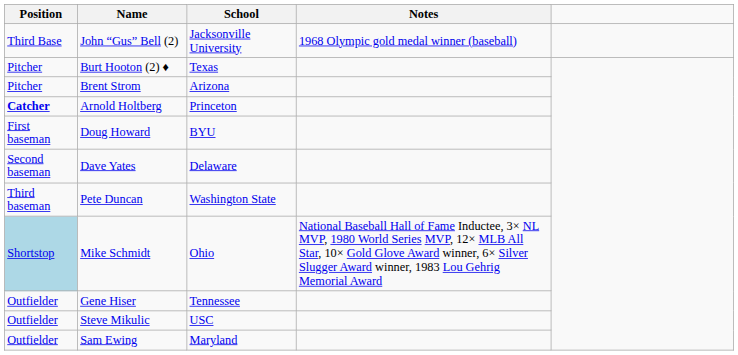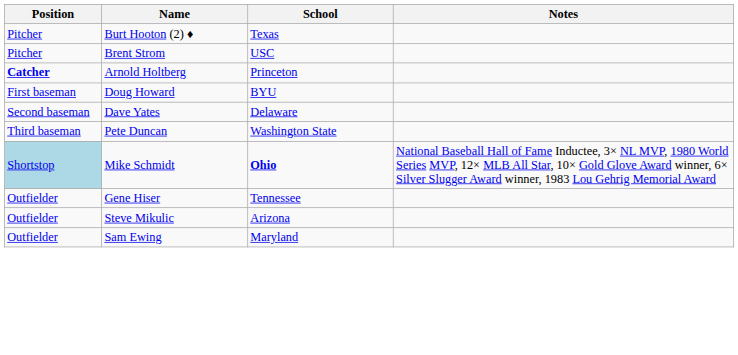- row: (129, 40)
(209, 86) Arizona -> (262, 53) USC
(202, 253) normal -> (263, 164) bold
(201, 320) USC -> (270, 217) Arizona
